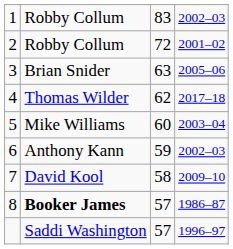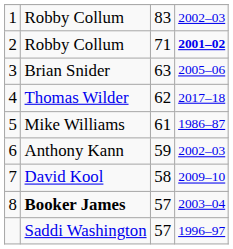(163, 44) 72 -> (163, 44) 71
(202, 44) normal -> (202, 44) bold
(163, 124) 60 -> (163, 124) 61
(202, 124) 2003–04 -> (202, 124) 1986–87
(202, 204) 1986–87 -> (202, 204) 2003–04
